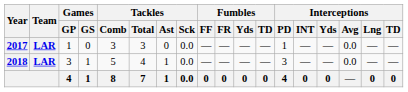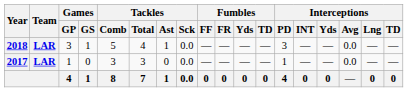rows swapped: (17, 45) <-> (17, 62)
